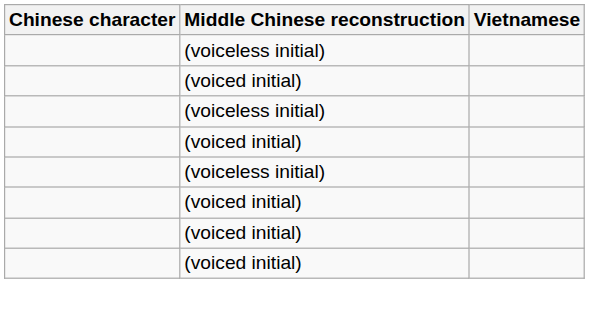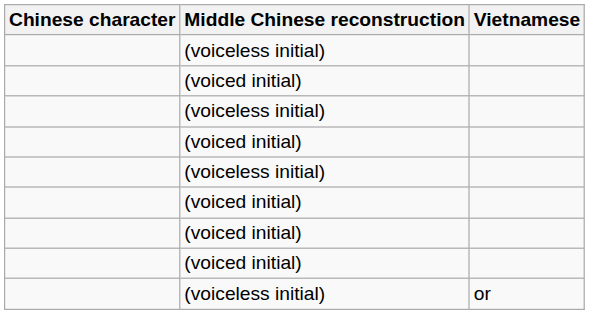+ row: (255, 293)
